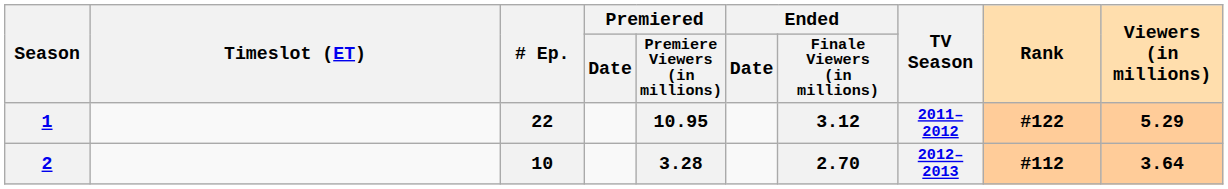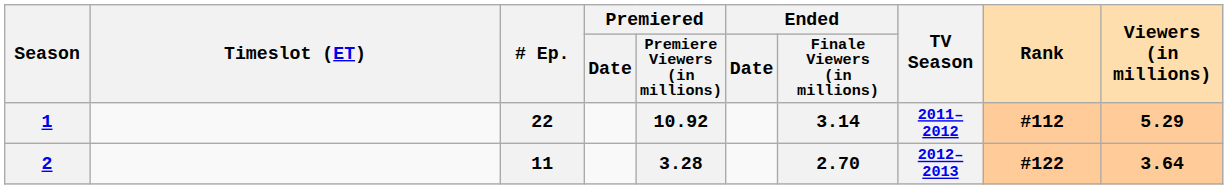(681, 123) 10.95 -> (681, 123) 10.92
(838, 123) 3.12 -> (838, 123) 3.14
(1042, 123) #122 -> (1042, 123) #112
(542, 164) 10 -> (542, 164) 11
(1042, 164) #112 -> (1042, 164) #122
